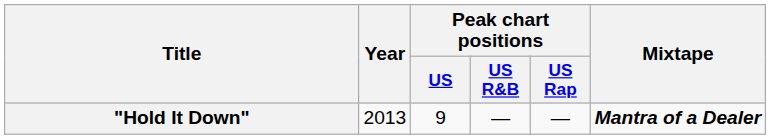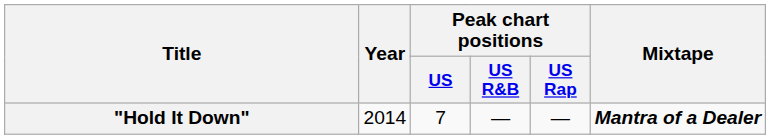(385, 118) 2013 -> (385, 118) 2014
(441, 118) 9 -> (441, 118) 7
